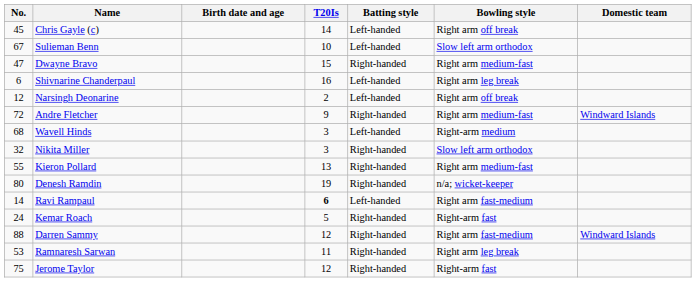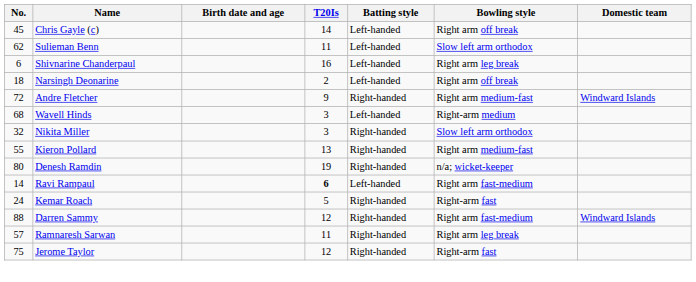(19, 47) 67 -> (19, 47) 62
(326, 47) 10 -> (326, 47) 11
- row: (66, 64)
(19, 98) 12 -> (19, 81) 18
(19, 251) 53 -> (19, 234) 57
